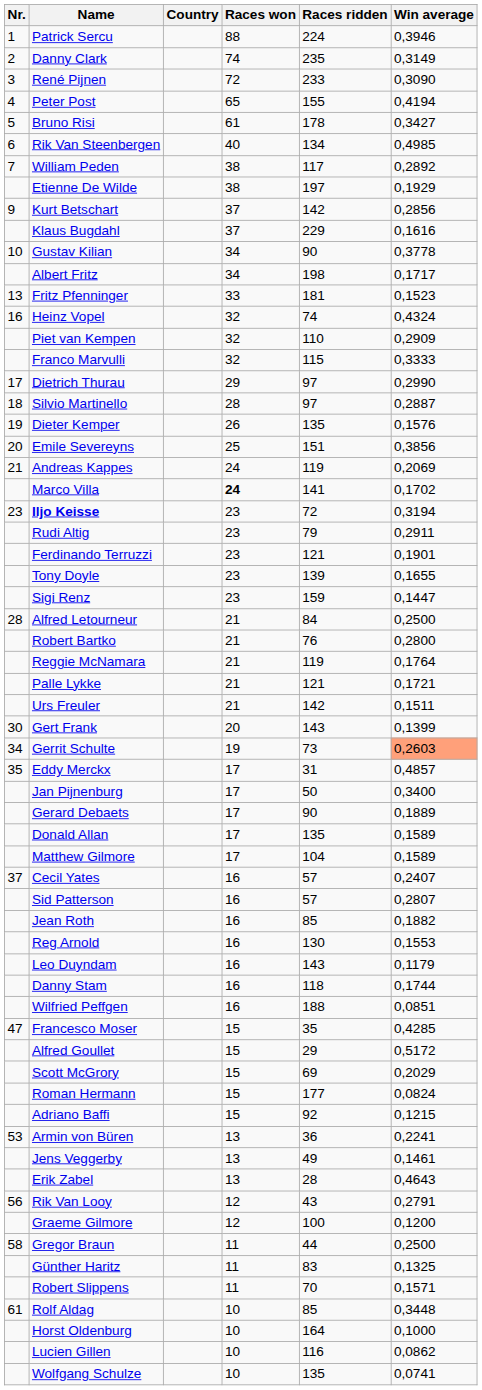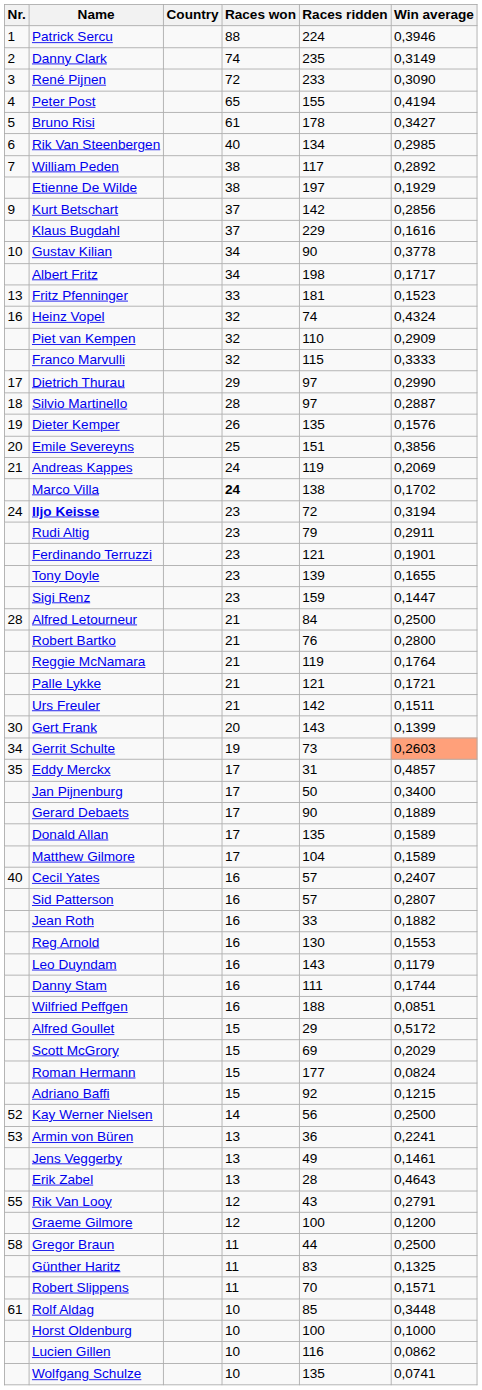(415, 144) 0,4985 -> (415, 144) 0,2985
(314, 489) 141 -> (314, 489) 138
(15, 511) 23 -> (15, 511) 24
(15, 878) 37 -> (15, 878) 40
(310, 921) 85 -> (310, 921) 33
(313, 985) 118 -> (313, 985) 111
- row: (84, 1029)
+ row: (92, 1115)
(15, 1201) 56 -> (15, 1201) 55
(314, 1330) 164 -> (314, 1330) 100
